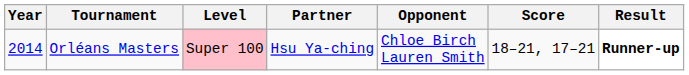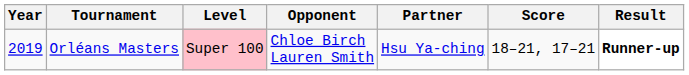columns swapped: (322, 16) <-> (433, 16)
(25, 49) 2014 -> (25, 49) 2019
